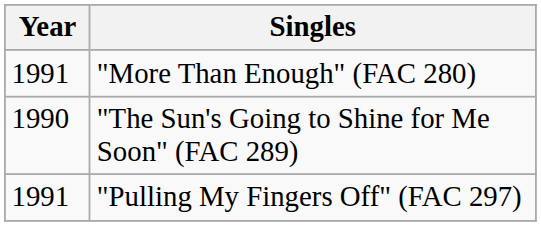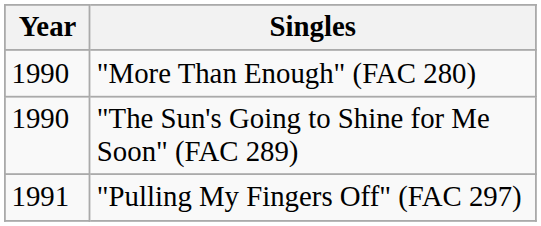(40, 73) 1991 -> (40, 73) 1990
